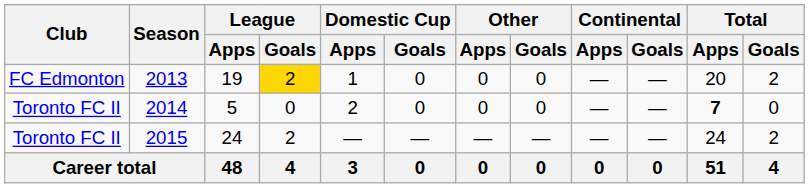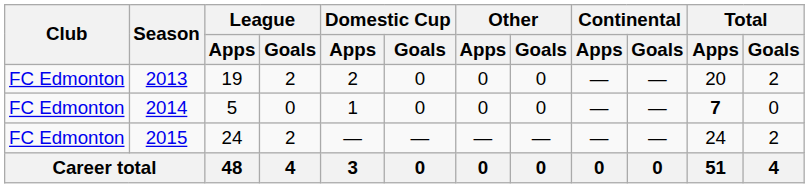(290, 79) gold background -> (290, 79) no background
(353, 79) 1 -> (353, 79) 2
(67, 109) Toronto FC II -> (67, 109) FC Edmonton
(353, 109) 2 -> (353, 109) 1
(67, 138) Toronto FC II -> (67, 138) FC Edmonton
